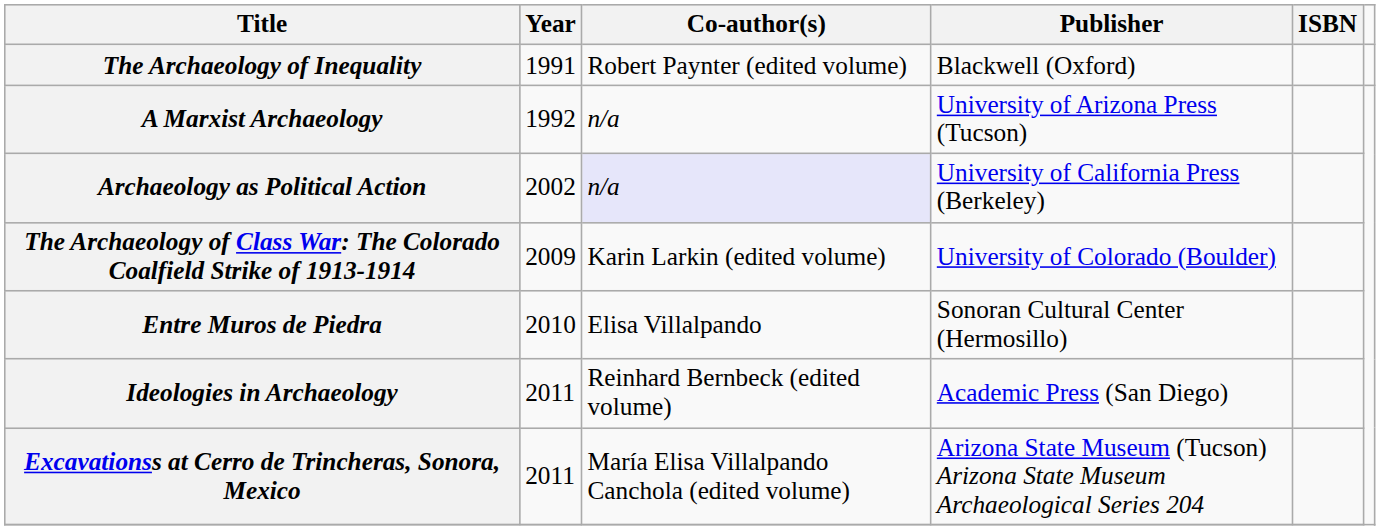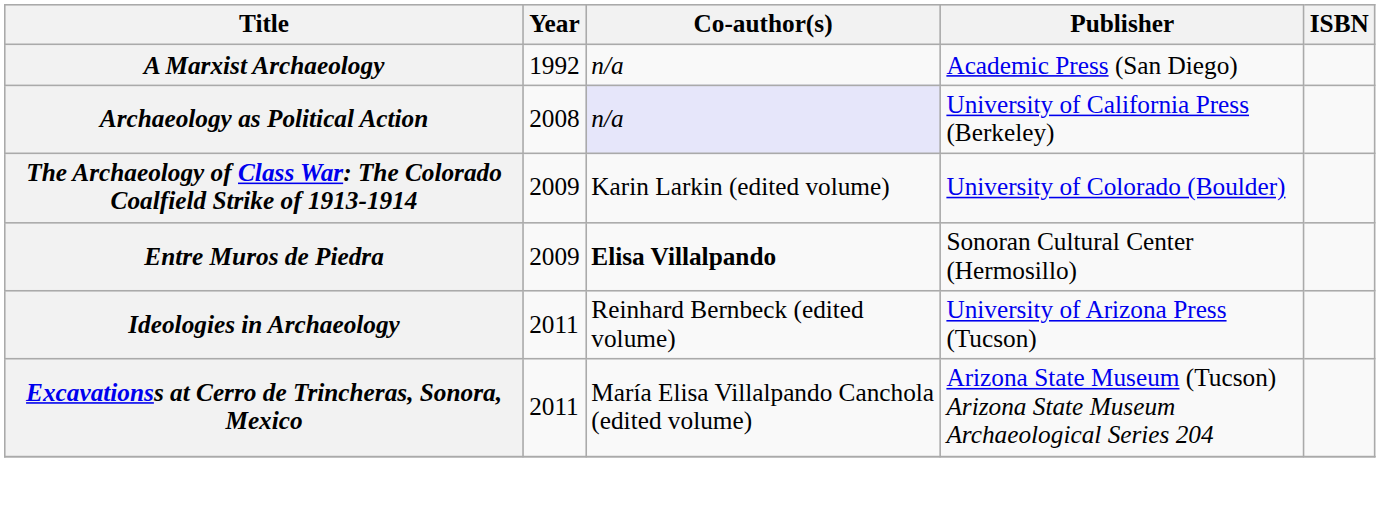- row: (262, 64)
(1077, 118) University of Arizona Press (Tucson) -> (1092, 64) Academic Press (San Diego)
(551, 187) 2002 -> (554, 118) 2008
(551, 324) 2010 -> (554, 256) 2009
(675, 324) normal -> (684, 256) bold
(1082, 393) Academic Press (San Diego) -> (1086, 324) University of Arizona Press (Tucson)
